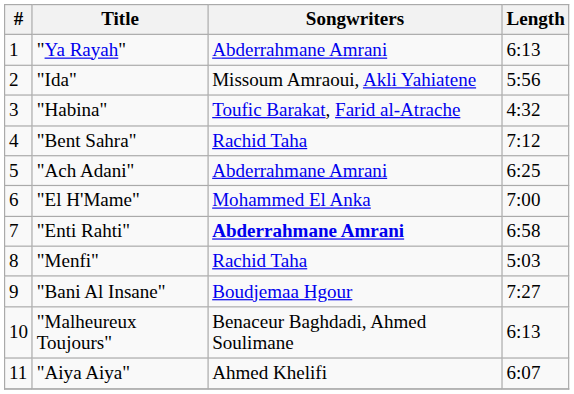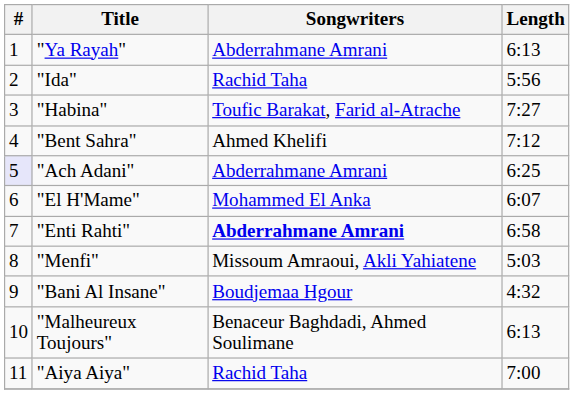(344, 79) Missoum Amraoui, Akli Yahiatene -> (260, 79) Rachid Taha
(523, 110) 4:32 -> (523, 110) 7:27
(260, 140) Rachid Taha -> (270, 140) Ahmed Khelifi
(14, 170) no background -> (14, 170) lavender background
(523, 200) 7:00 -> (523, 200) 6:07
(260, 261) Rachid Taha -> (344, 261) Missoum Amraoui, Akli Yahiatene
(523, 291) 7:27 -> (523, 291) 4:32
(270, 373) Ahmed Khelifi -> (260, 373) Rachid Taha
(523, 373) 6:07 -> (523, 373) 7:00
